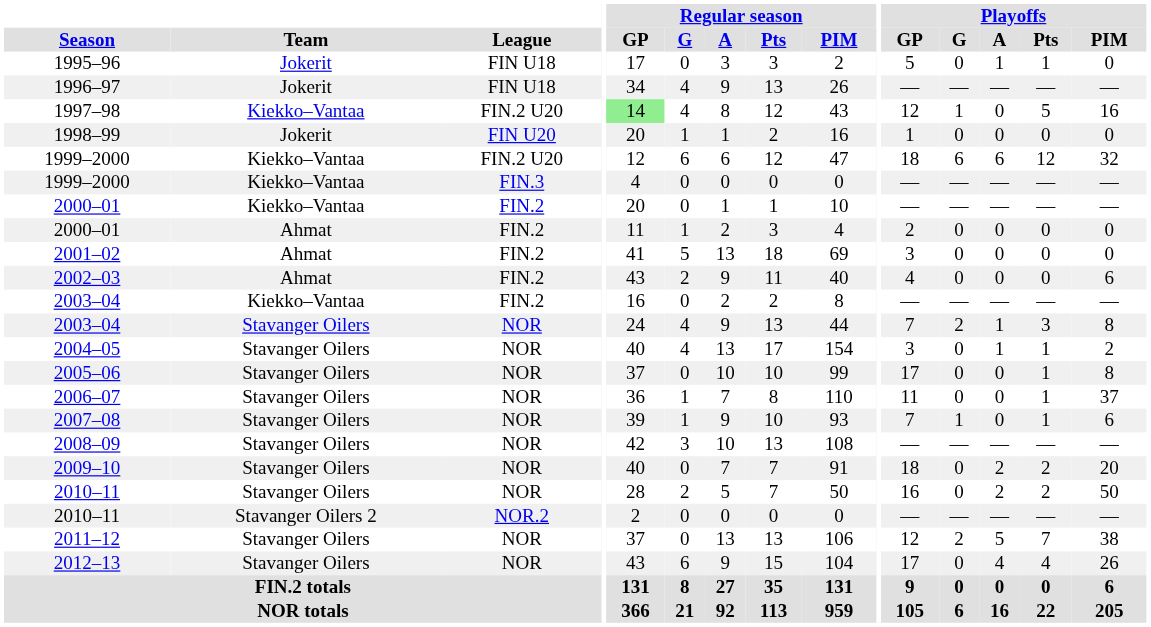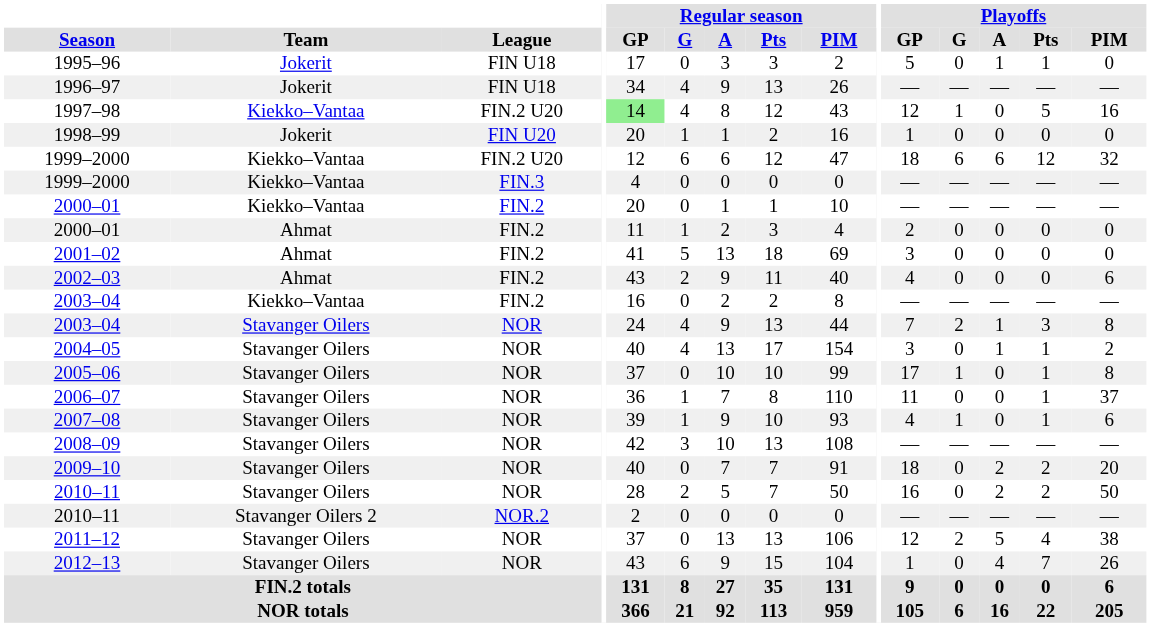(959, 372) 0 -> (959, 372) 1
(910, 420) 7 -> (910, 420) 4
(1046, 539) 7 -> (1046, 539) 4
(910, 563) 17 -> (910, 563) 1
(1046, 563) 4 -> (1046, 563) 7
